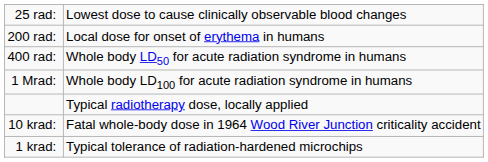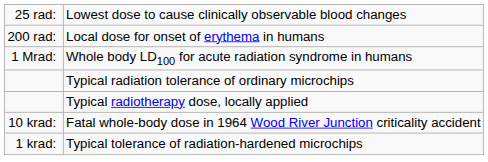- row: (236, 58)
+ row: (210, 80)
